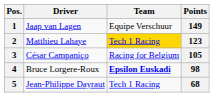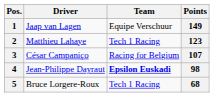(134, 40) gold background -> (134, 40) no background
(195, 55) 105 -> (195, 55) 107
(63, 69) Bruce Lorgere-Roux -> (65, 69) Jean-Philippe Dayraut
(65, 84) Jean-Philippe Dayraut -> (63, 84) Bruce Lorgere-Roux
